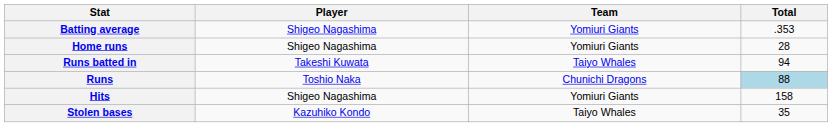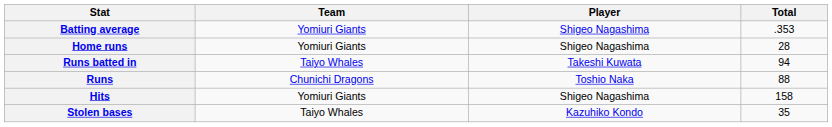columns swapped: (332, 12) <-> (604, 12)
(784, 79) lightblue background -> (784, 79) no background
